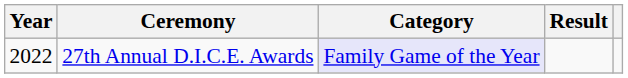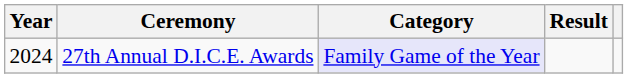(31, 55) 2022 -> (31, 55) 2024
